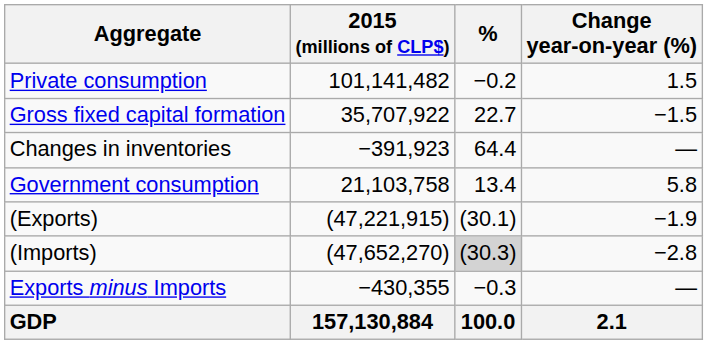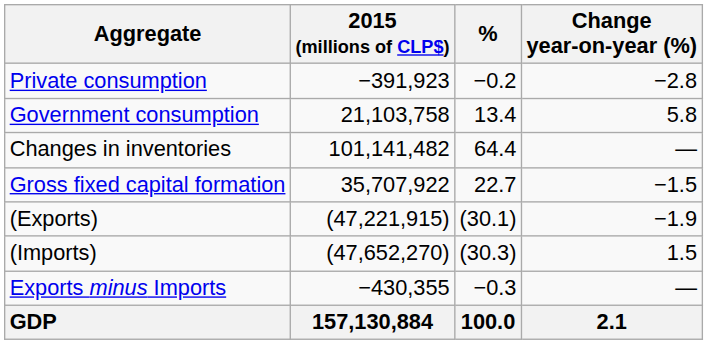(389, 80) 101,141,482 -> (404, 80) −391,923
(682, 80) 1.5 -> (676, 80) −2.8
rows swapped: (134, 184) <-> (148, 115)
(404, 149) −391,923 -> (389, 149) 101,141,482
(488, 253) lightgrey background -> (488, 253) no background
(676, 253) −2.8 -> (682, 253) 1.5
